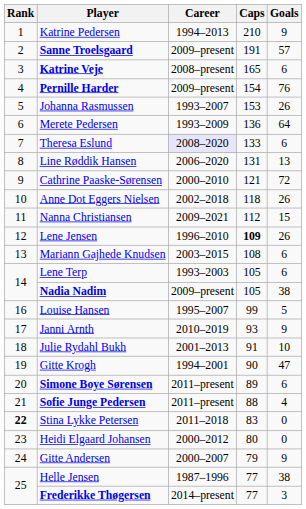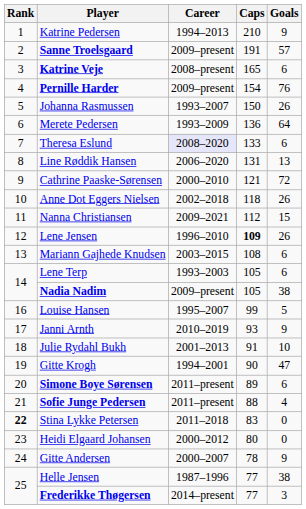(252, 106) 153 -> (252, 106) 150
(252, 458) 79 -> (252, 458) 78
